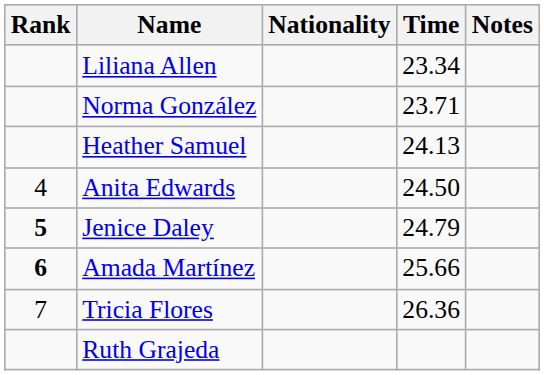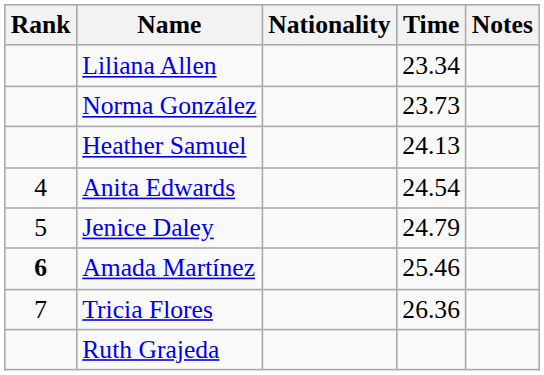(431, 106) 23.71 -> (431, 106) 23.73
(431, 187) 24.50 -> (431, 187) 24.54
(41, 227) bold -> (41, 227) normal
(431, 268) 25.66 -> (431, 268) 25.46
